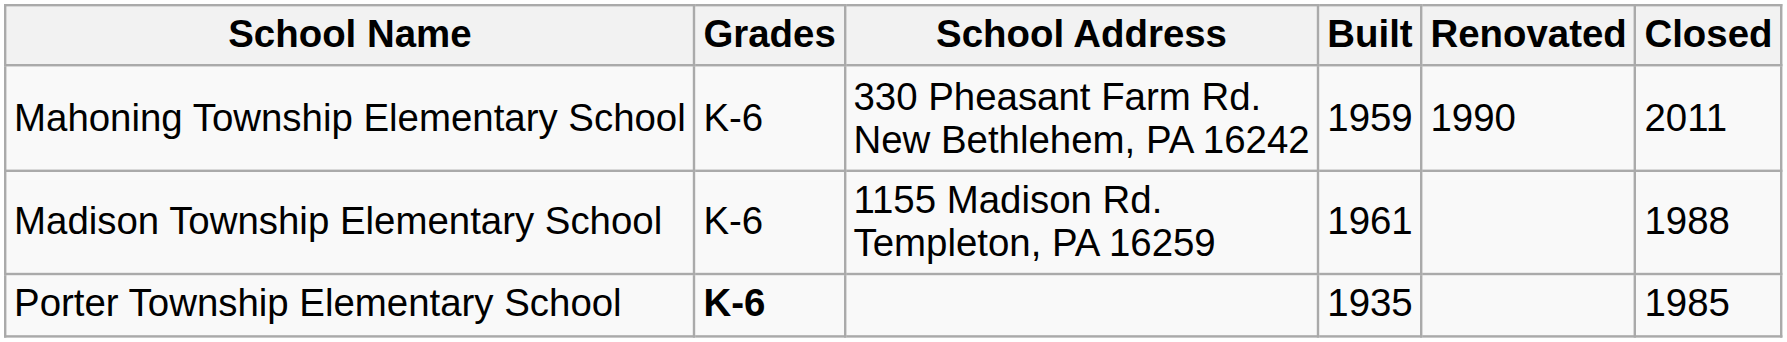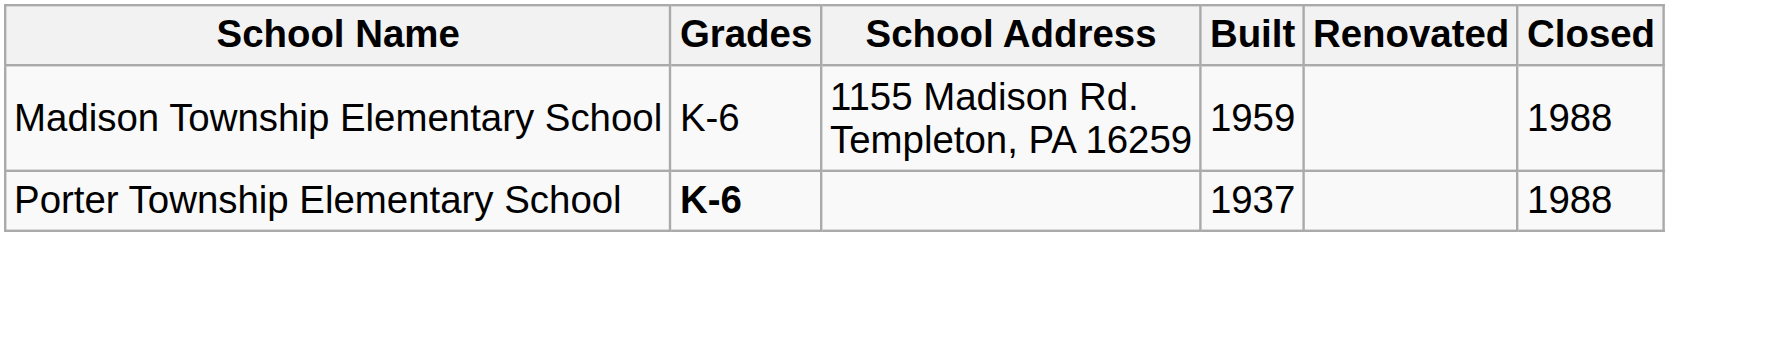- row: (350, 117)
(1370, 221) 1961 -> (1253, 117) 1959
(1370, 304) 1935 -> (1253, 199) 1937
(1687, 304) 1985 -> (1570, 199) 1988
